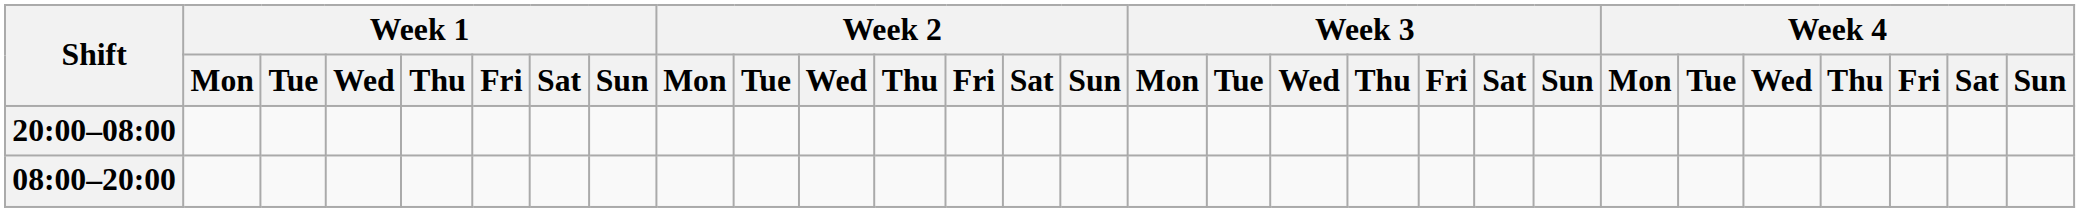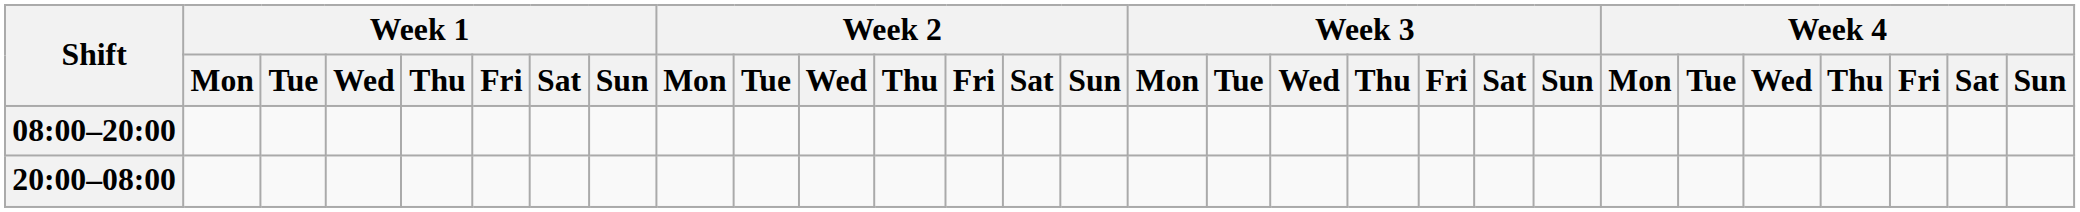rows swapped: (94, 180) <-> (94, 130)
